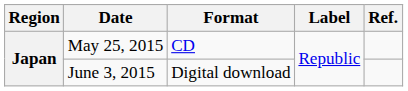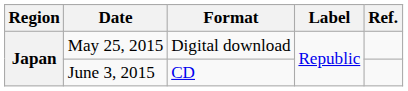(183, 45) CD -> (231, 45) Digital download
(231, 72) Digital download -> (183, 72) CD
